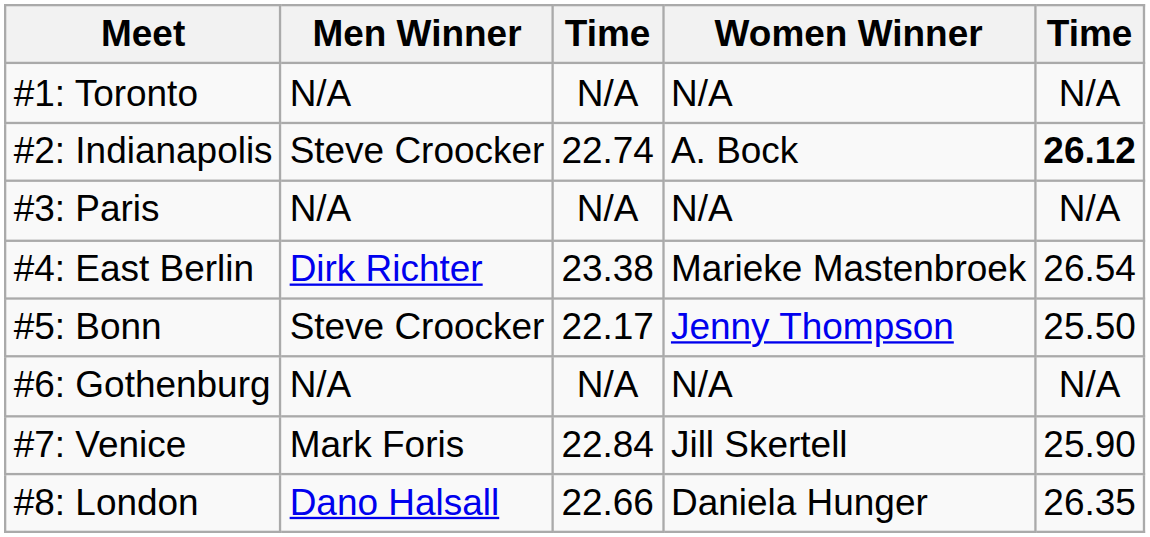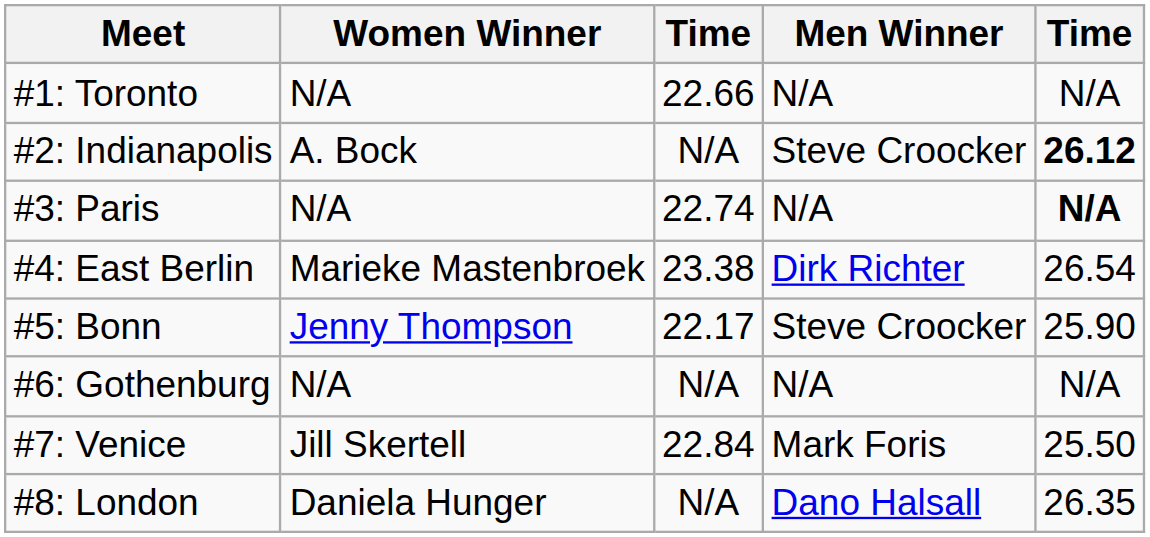columns swapped: (417, 33) <-> (849, 33)
(608, 92) N/A -> (708, 92) 22.66
(608, 151) 22.74 -> (708, 151) N/A
(608, 209) N/A -> (708, 209) 22.74
(1090, 209) normal -> (1090, 209) bold
(1090, 326) 25.50 -> (1090, 326) 25.90
(1090, 444) 25.90 -> (1090, 444) 25.50
(608, 502) 22.66 -> (708, 502) N/A
